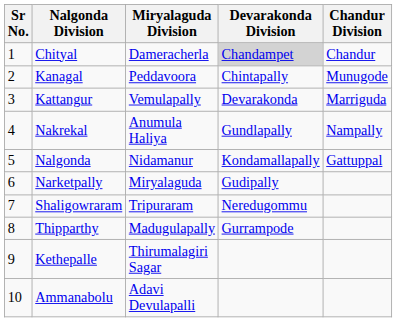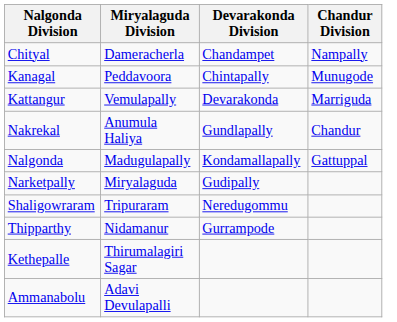- column: (18, 23)
(258, 54) lightgrey background -> (238, 54) no background
(351, 54) Chandur -> (339, 54) Nampally
(354, 130) Nampally -> (336, 130) Chandur
(161, 160) Nidamanur -> (147, 160) Madugulapally
(172, 228) Madugulapally -> (136, 228) Nidamanur
